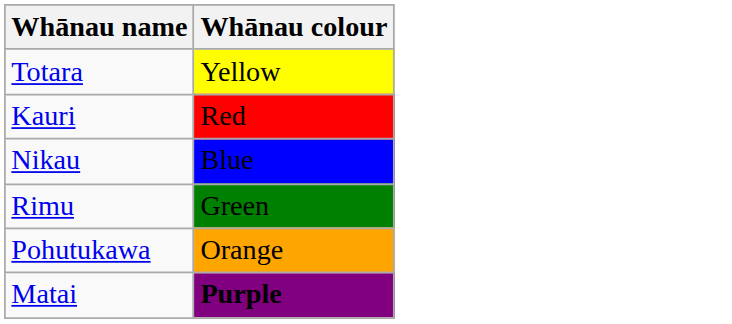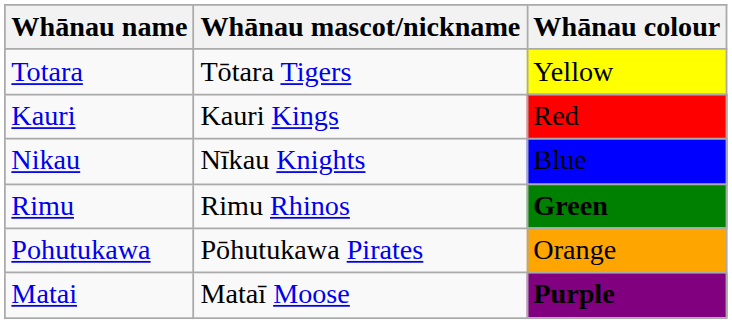+ column: (360, 26)
(235, 205) normal -> (571, 205) bold
